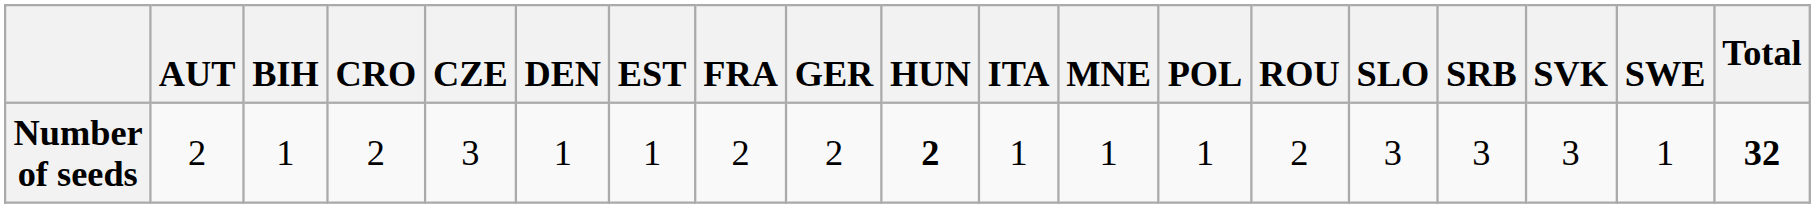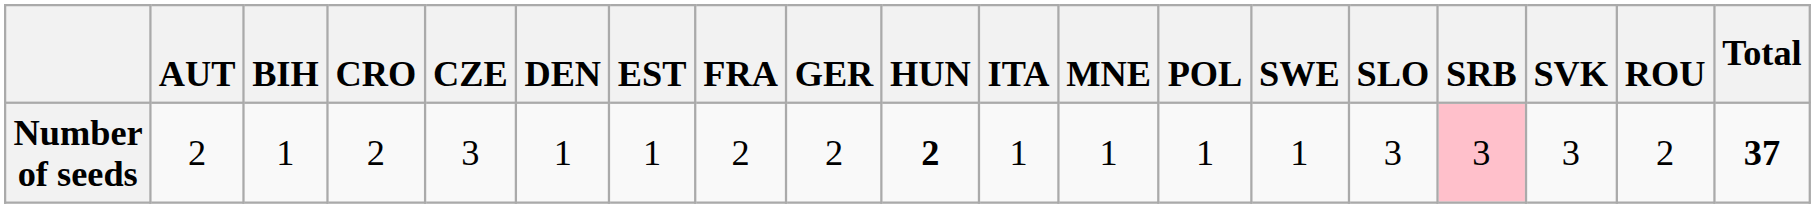columns swapped: (1299, 74) <-> (1665, 74)
(1481, 152) no background -> (1481, 152) pink background
(1762, 152) 32 -> (1762, 152) 37
